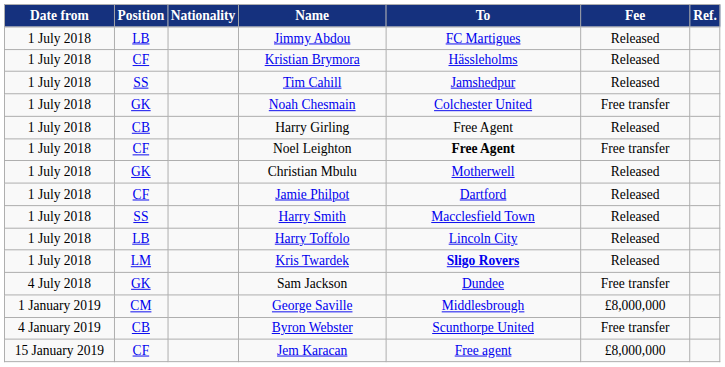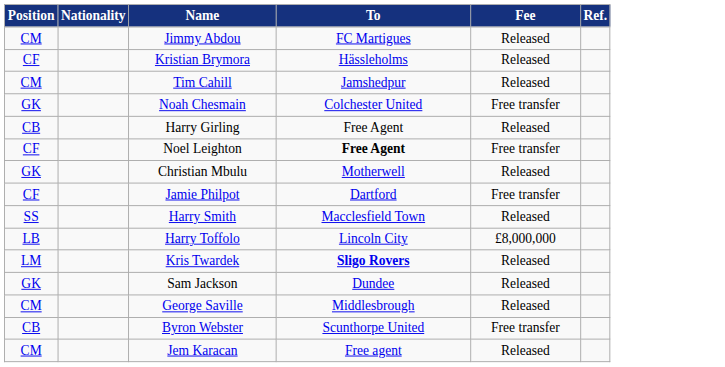- column: (59, 16)
(141, 38) LB -> (31, 38) CM
(141, 83) SS -> (31, 83) CM
(635, 194) Released -> (525, 194) Free transfer
(635, 239) Released -> (525, 239) £8,000,000
(635, 283) Free transfer -> (525, 283) Released
(635, 306) £8,000,000 -> (525, 306) Released
(141, 350) CF -> (31, 350) CM
(635, 350) £8,000,000 -> (525, 350) Released
